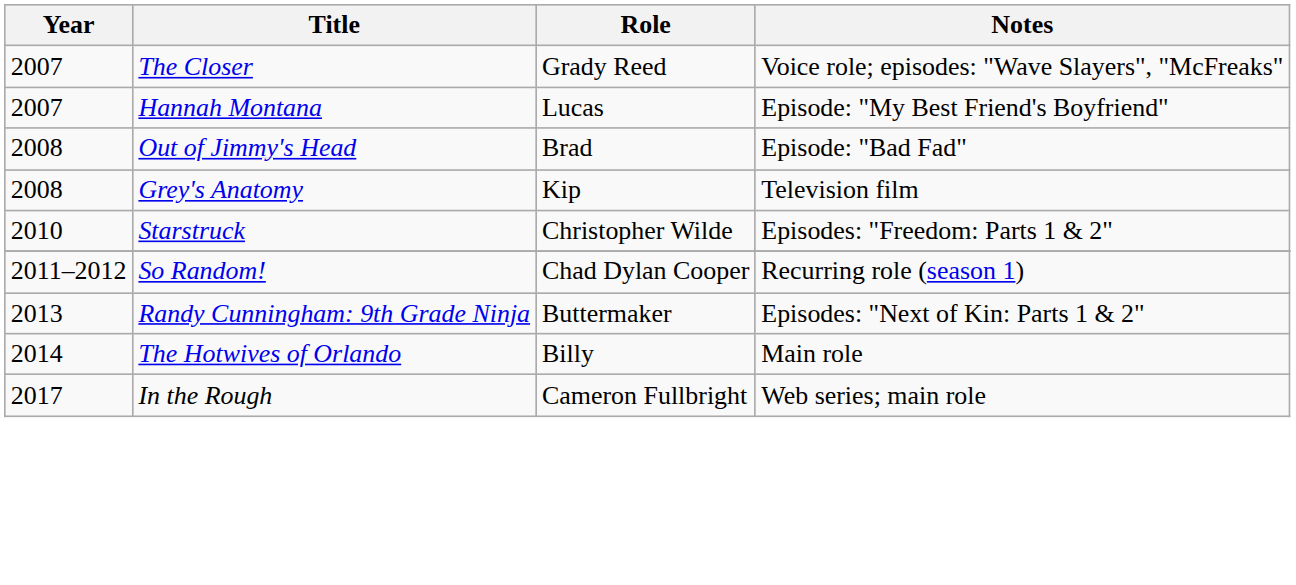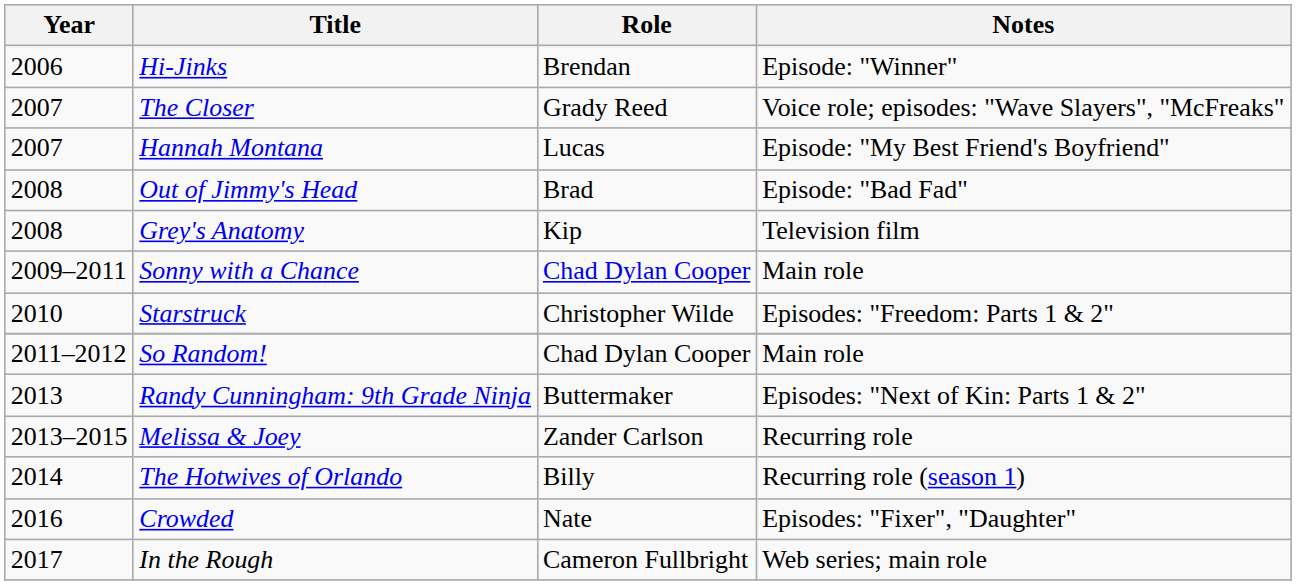+ row: (183, 66)
+ row: (249, 271)
(893, 271) Recurring role (season 1) -> (813, 353) Main role
+ row: (220, 436)
(812, 353) Main role -> (894, 477) Recurring role (season 1)
+ row: (186, 518)
